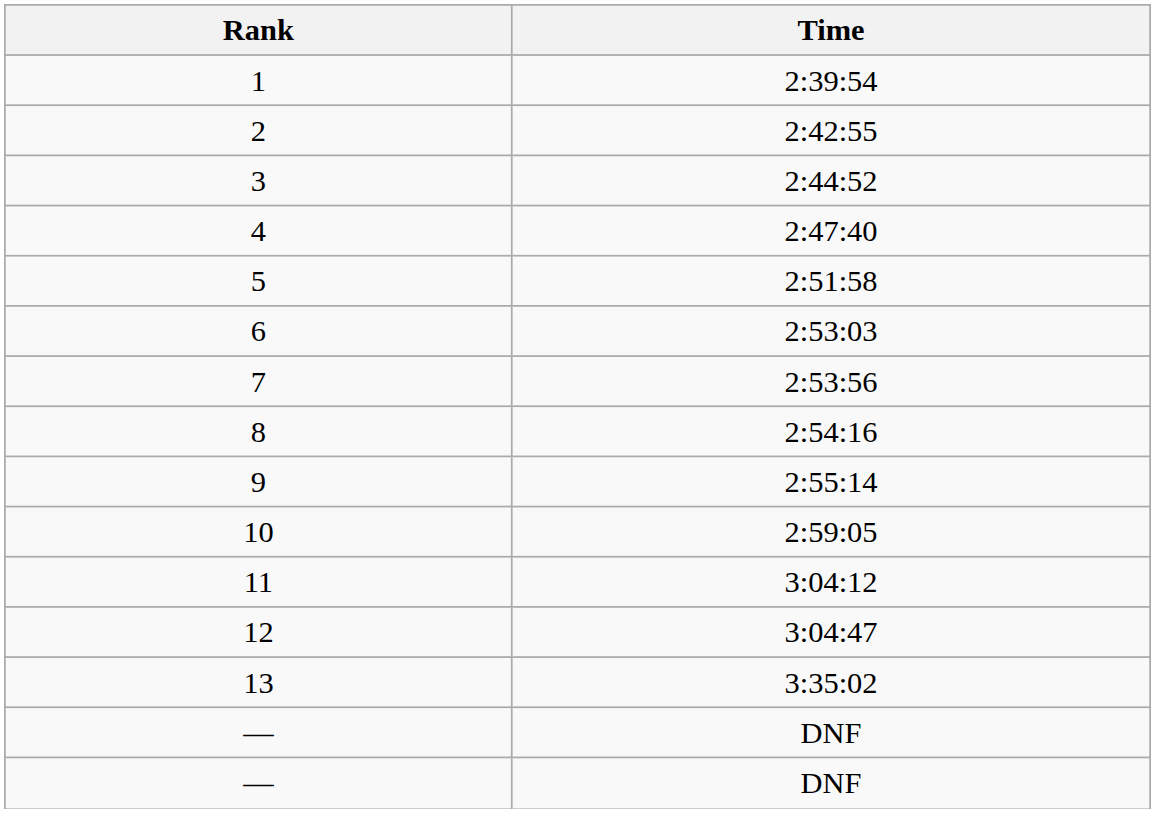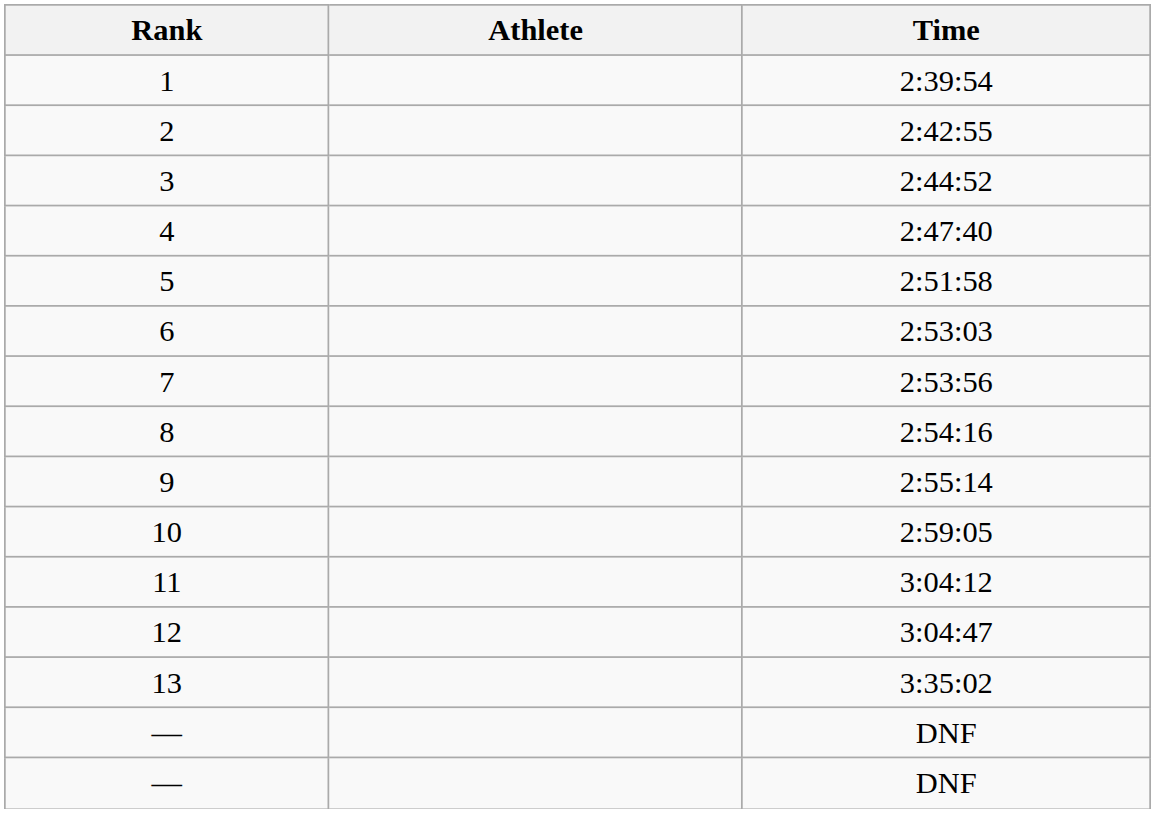+ column: (536, 29)
